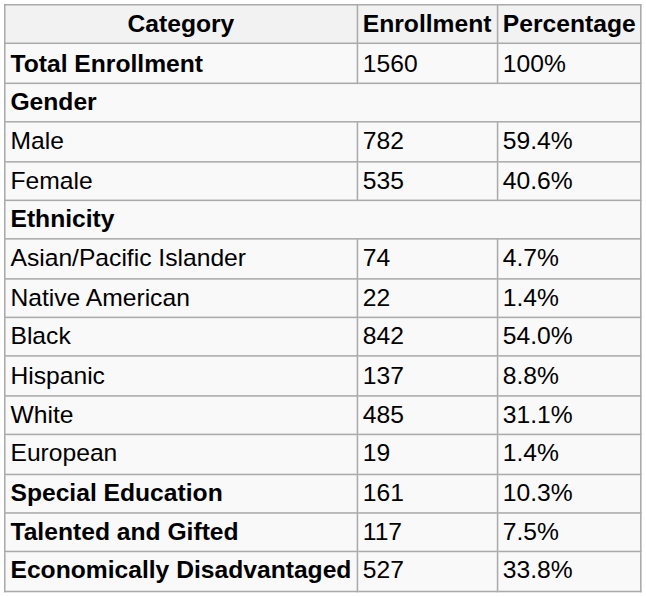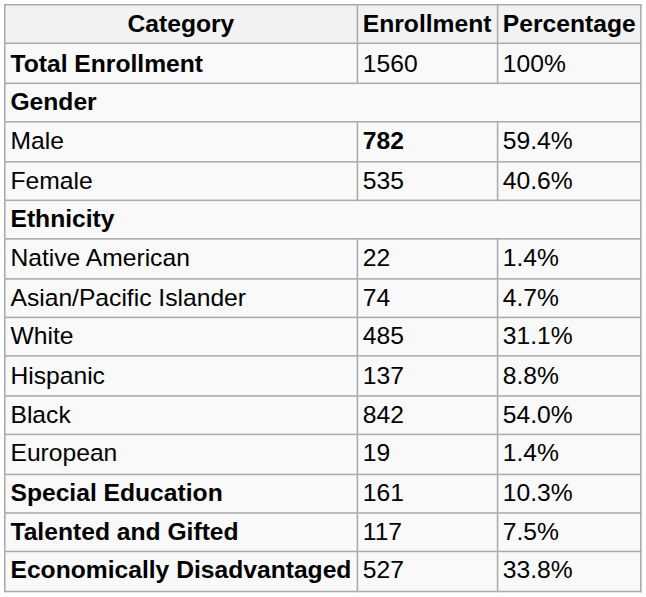(383, 141) normal -> (383, 141) bold
rows swapped: (100, 297) <-> (128, 258)
rows swapped: (41, 336) <-> (42, 414)
